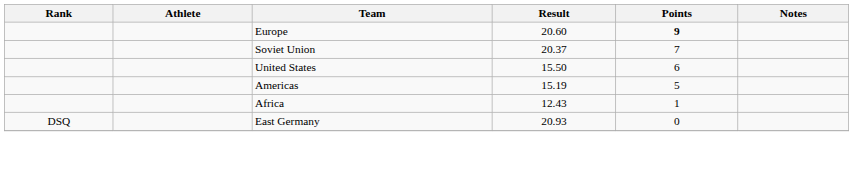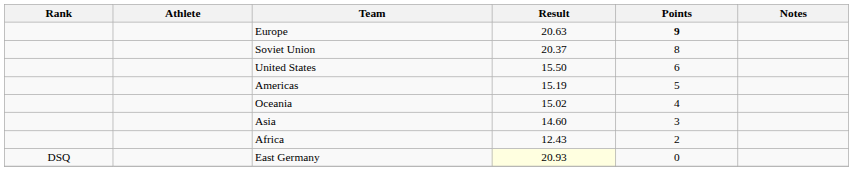(554, 31) 20.60 -> (554, 31) 20.63
(677, 49) 7 -> (677, 49) 8
+ row: (274, 103)
+ row: (265, 121)
(677, 103) 1 -> (677, 139) 2
(554, 121) no background -> (554, 157) lightyellow background
